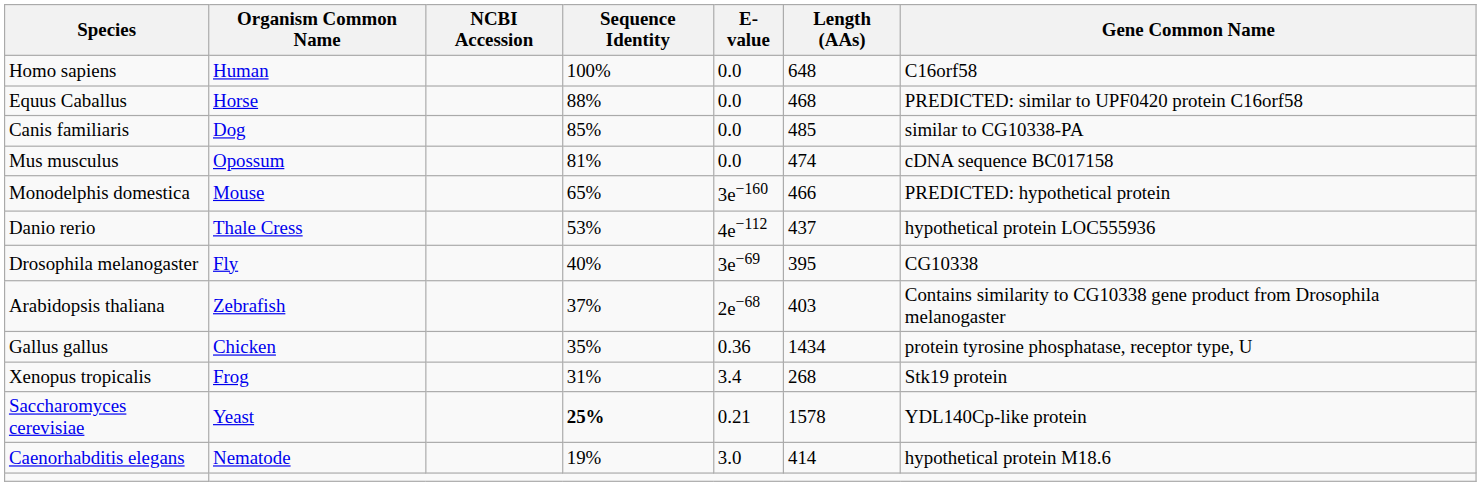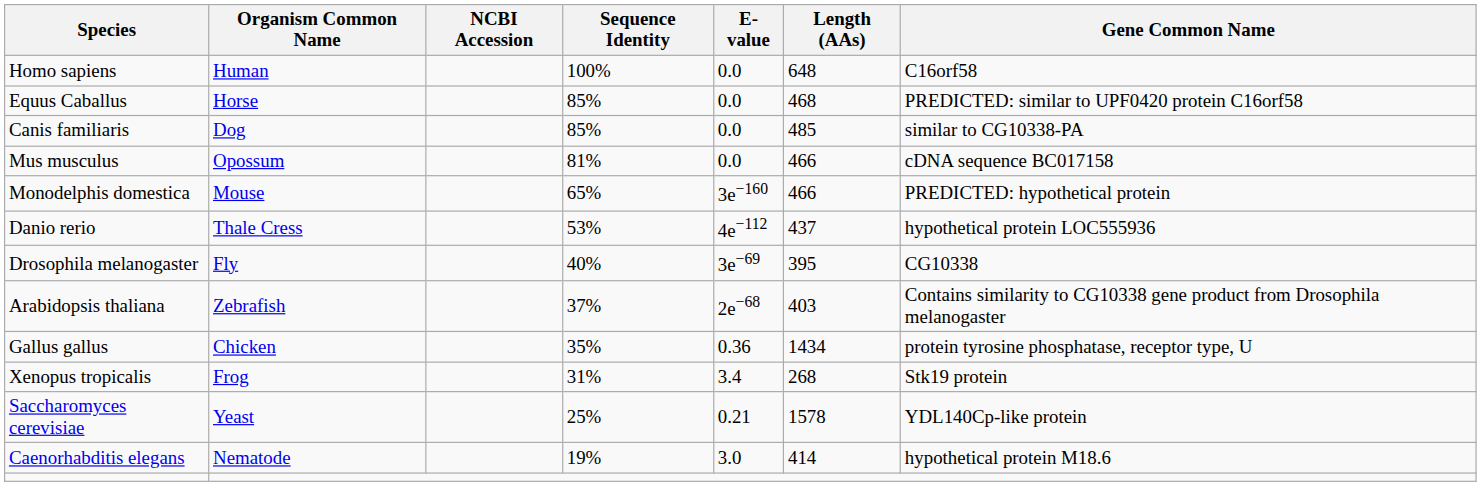(584, 100) 88% -> (584, 100) 85%
(802, 160) 474 -> (802, 160) 466
(586, 417) bold -> (584, 417) normal
